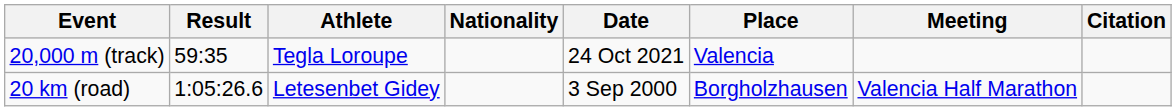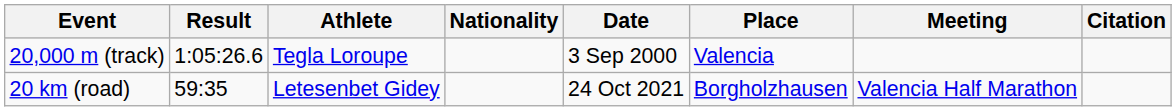(201, 55) 59:35 -> (219, 55) 1:05:26.6
(626, 55) 24 Oct 2021 -> (623, 55) 3 Sep 2000
(219, 88) 1:05:26.6 -> (201, 88) 59:35
(623, 88) 3 Sep 2000 -> (626, 88) 24 Oct 2021
